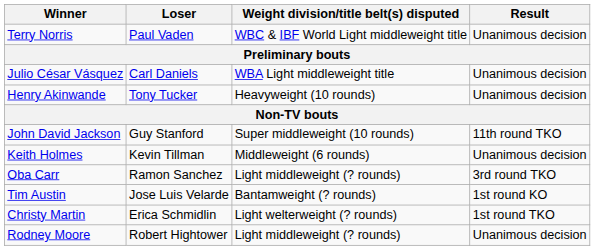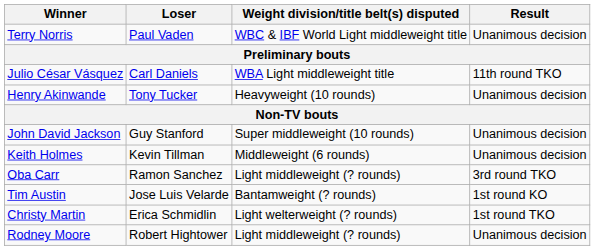(530, 74) Unanimous decision -> (517, 74) 11th round TKO
(517, 134) 11th round TKO -> (530, 134) Unanimous decision
